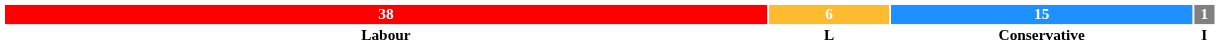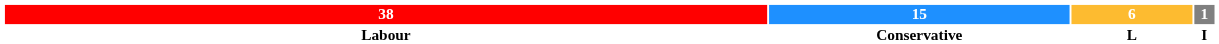columns swapped: (1042, 14) <-> (829, 14)
